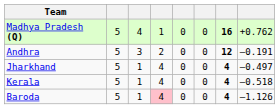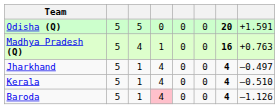+ row: (34, 27)
(256, 32) +0.762 -> (256, 47) +0.763
- row: (23, 52)
(256, 82) –0.518 -> (256, 82) –0.510
